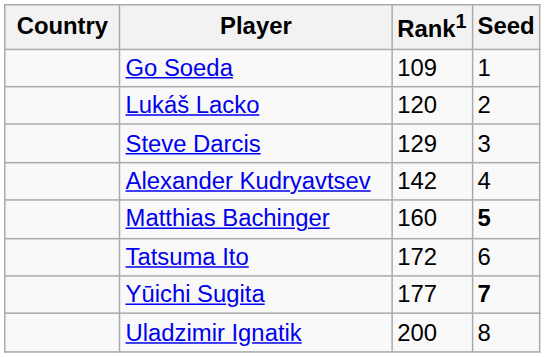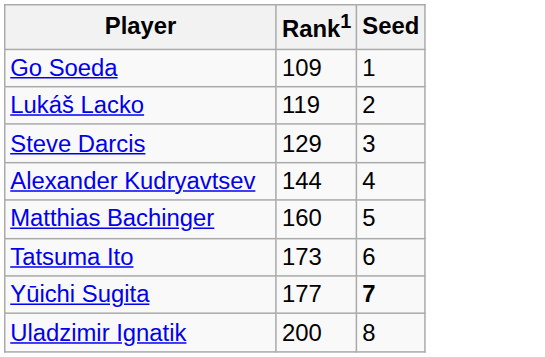- column: (62, 26)
(417, 105) 120 -> (301, 105) 119
(417, 181) 142 -> (302, 181) 144
(484, 218) bold -> (369, 218) normal
(417, 256) 172 -> (302, 256) 173
